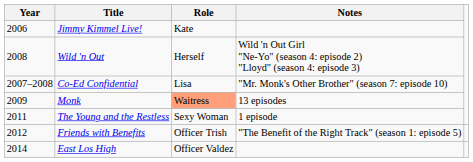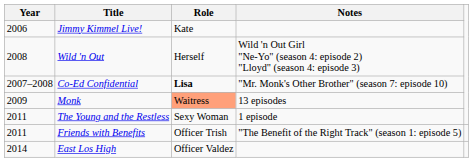(183, 84) normal -> (183, 84) bold
(17, 133) 2012 -> (17, 133) 2011
